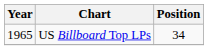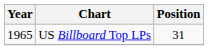(179, 34) 34 -> (179, 34) 31
